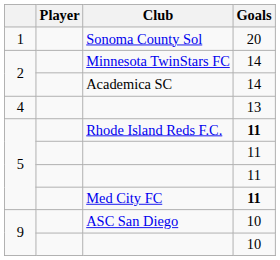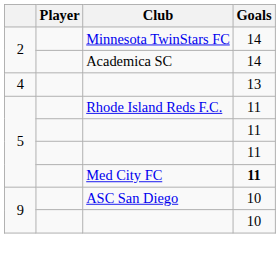- row: (20, 38)
(254, 130) bold -> (254, 107) normal
